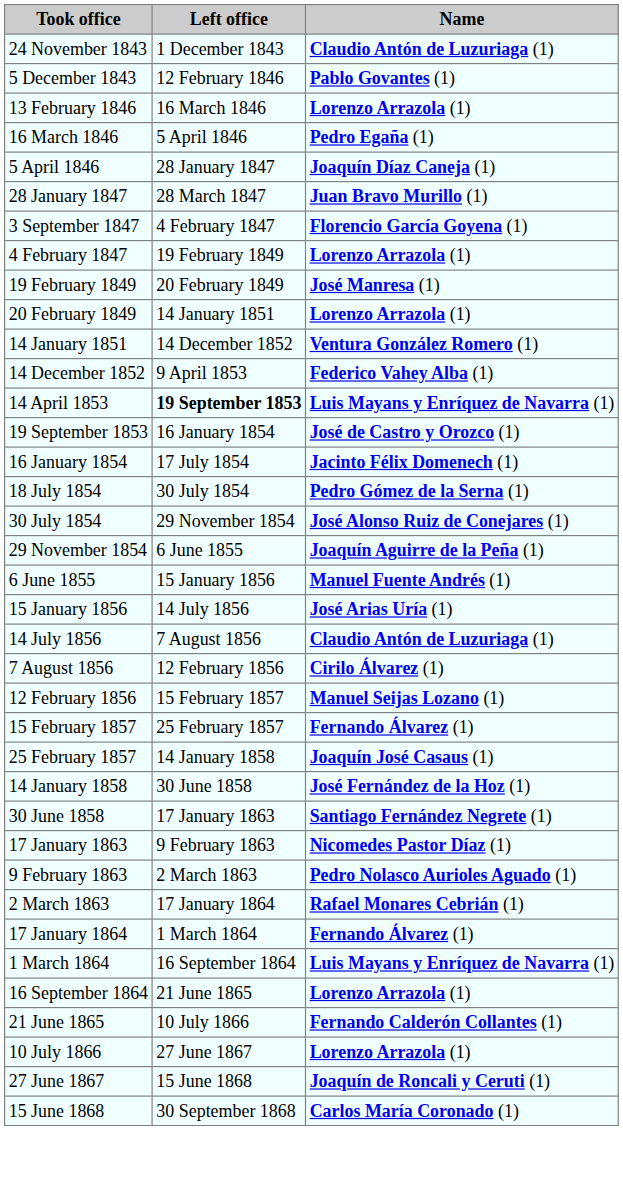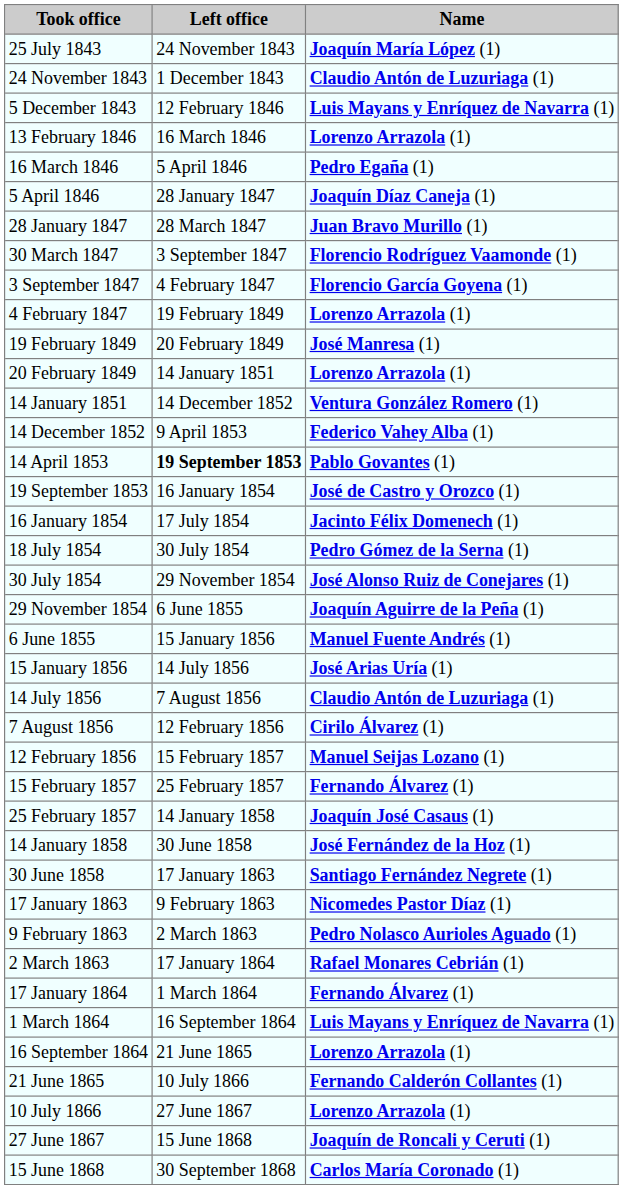+ row: (55, 48)
(382, 78) Pablo Govantes (1) -> (462, 107) Luis Mayans y Enríquez de Navarra (1)
+ row: (63, 255)
(462, 402) Luis Mayans y Enríquez de Navarra (1) -> (382, 461) Pablo Govantes (1)
